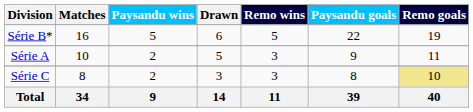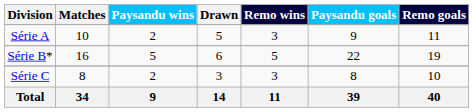rows swapped: (30, 55) <-> (30, 35)
(434, 76) khaki background -> (434, 76) no background
